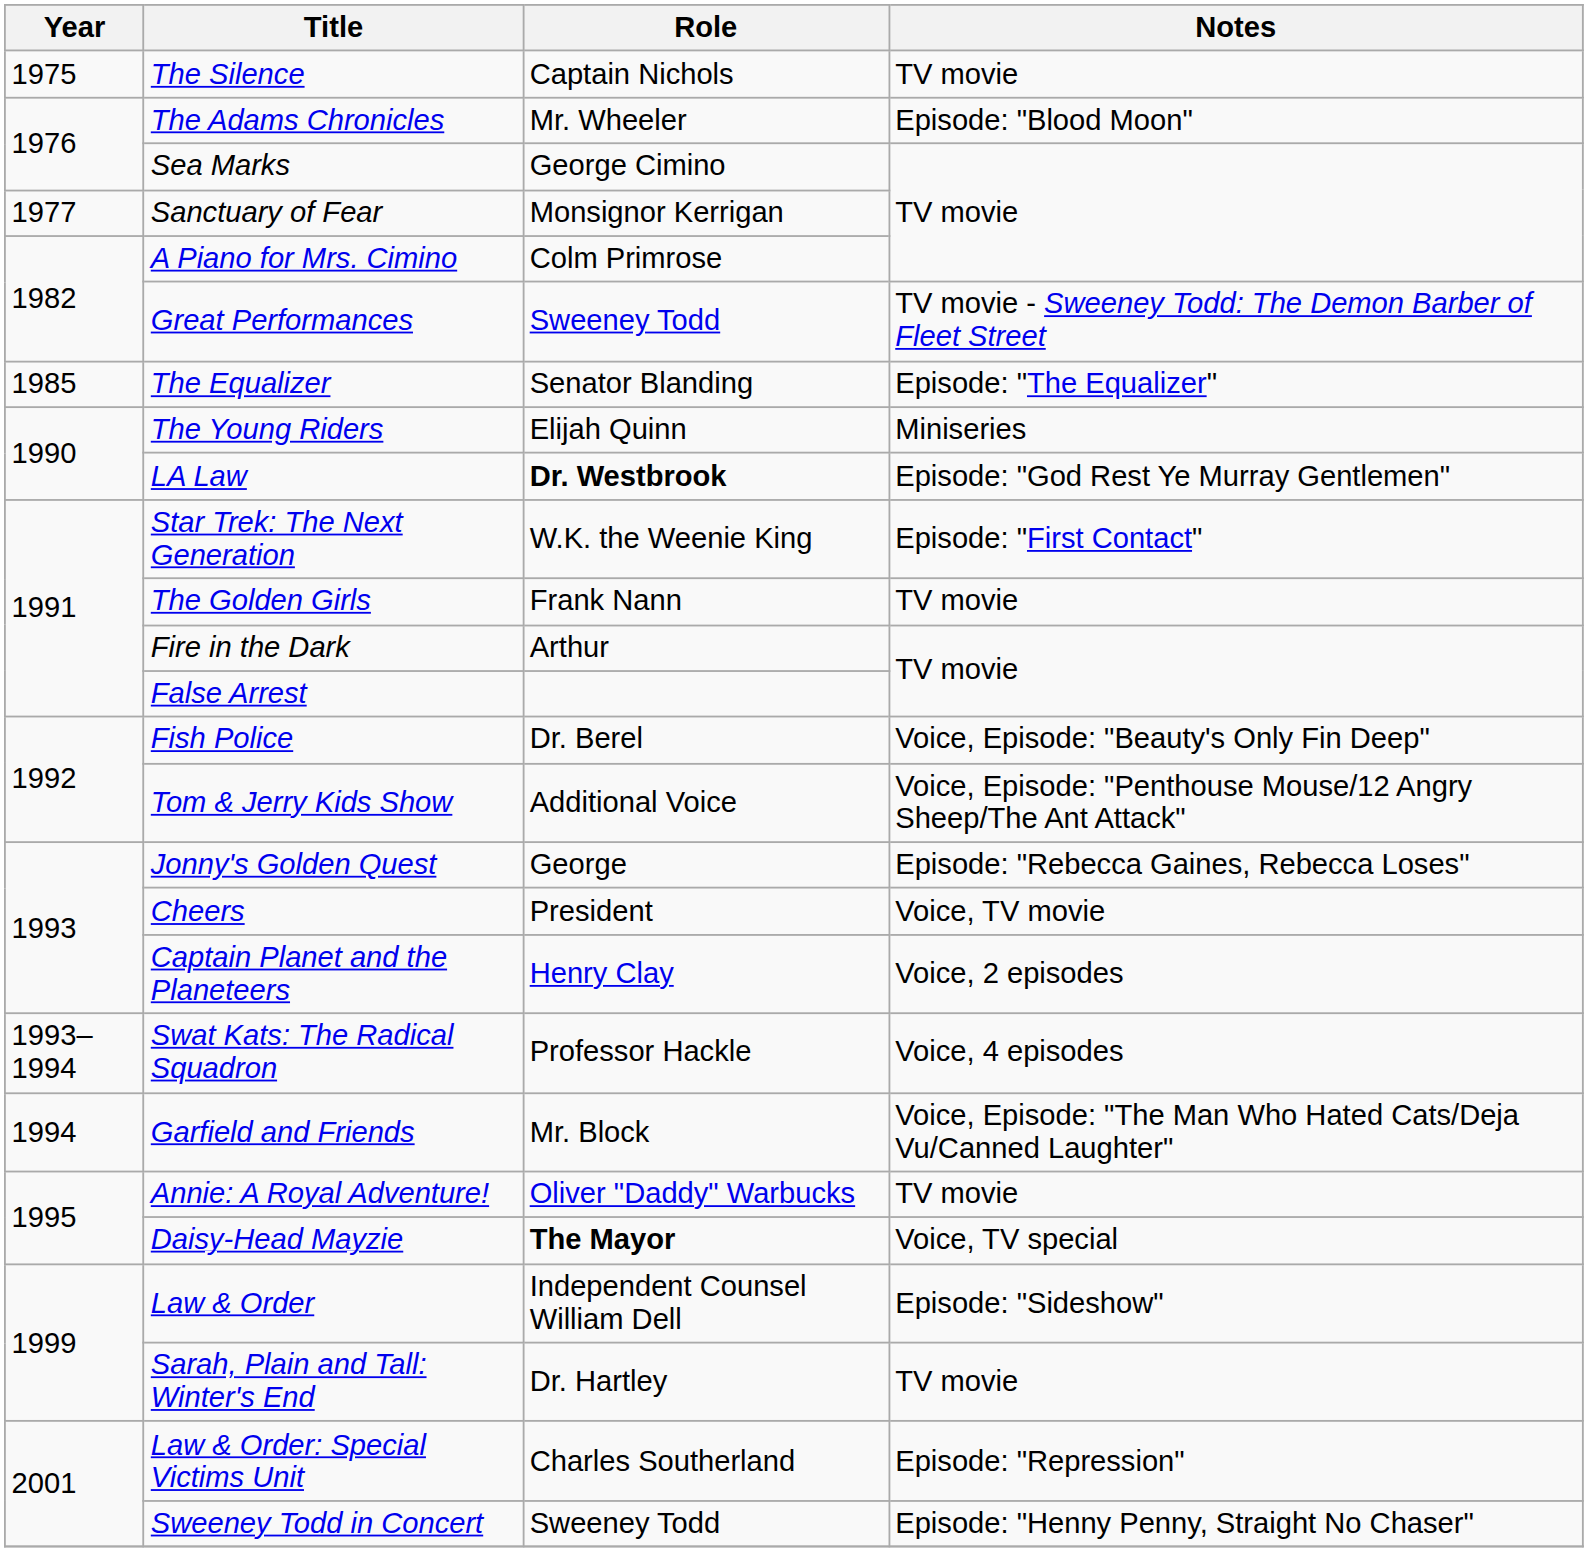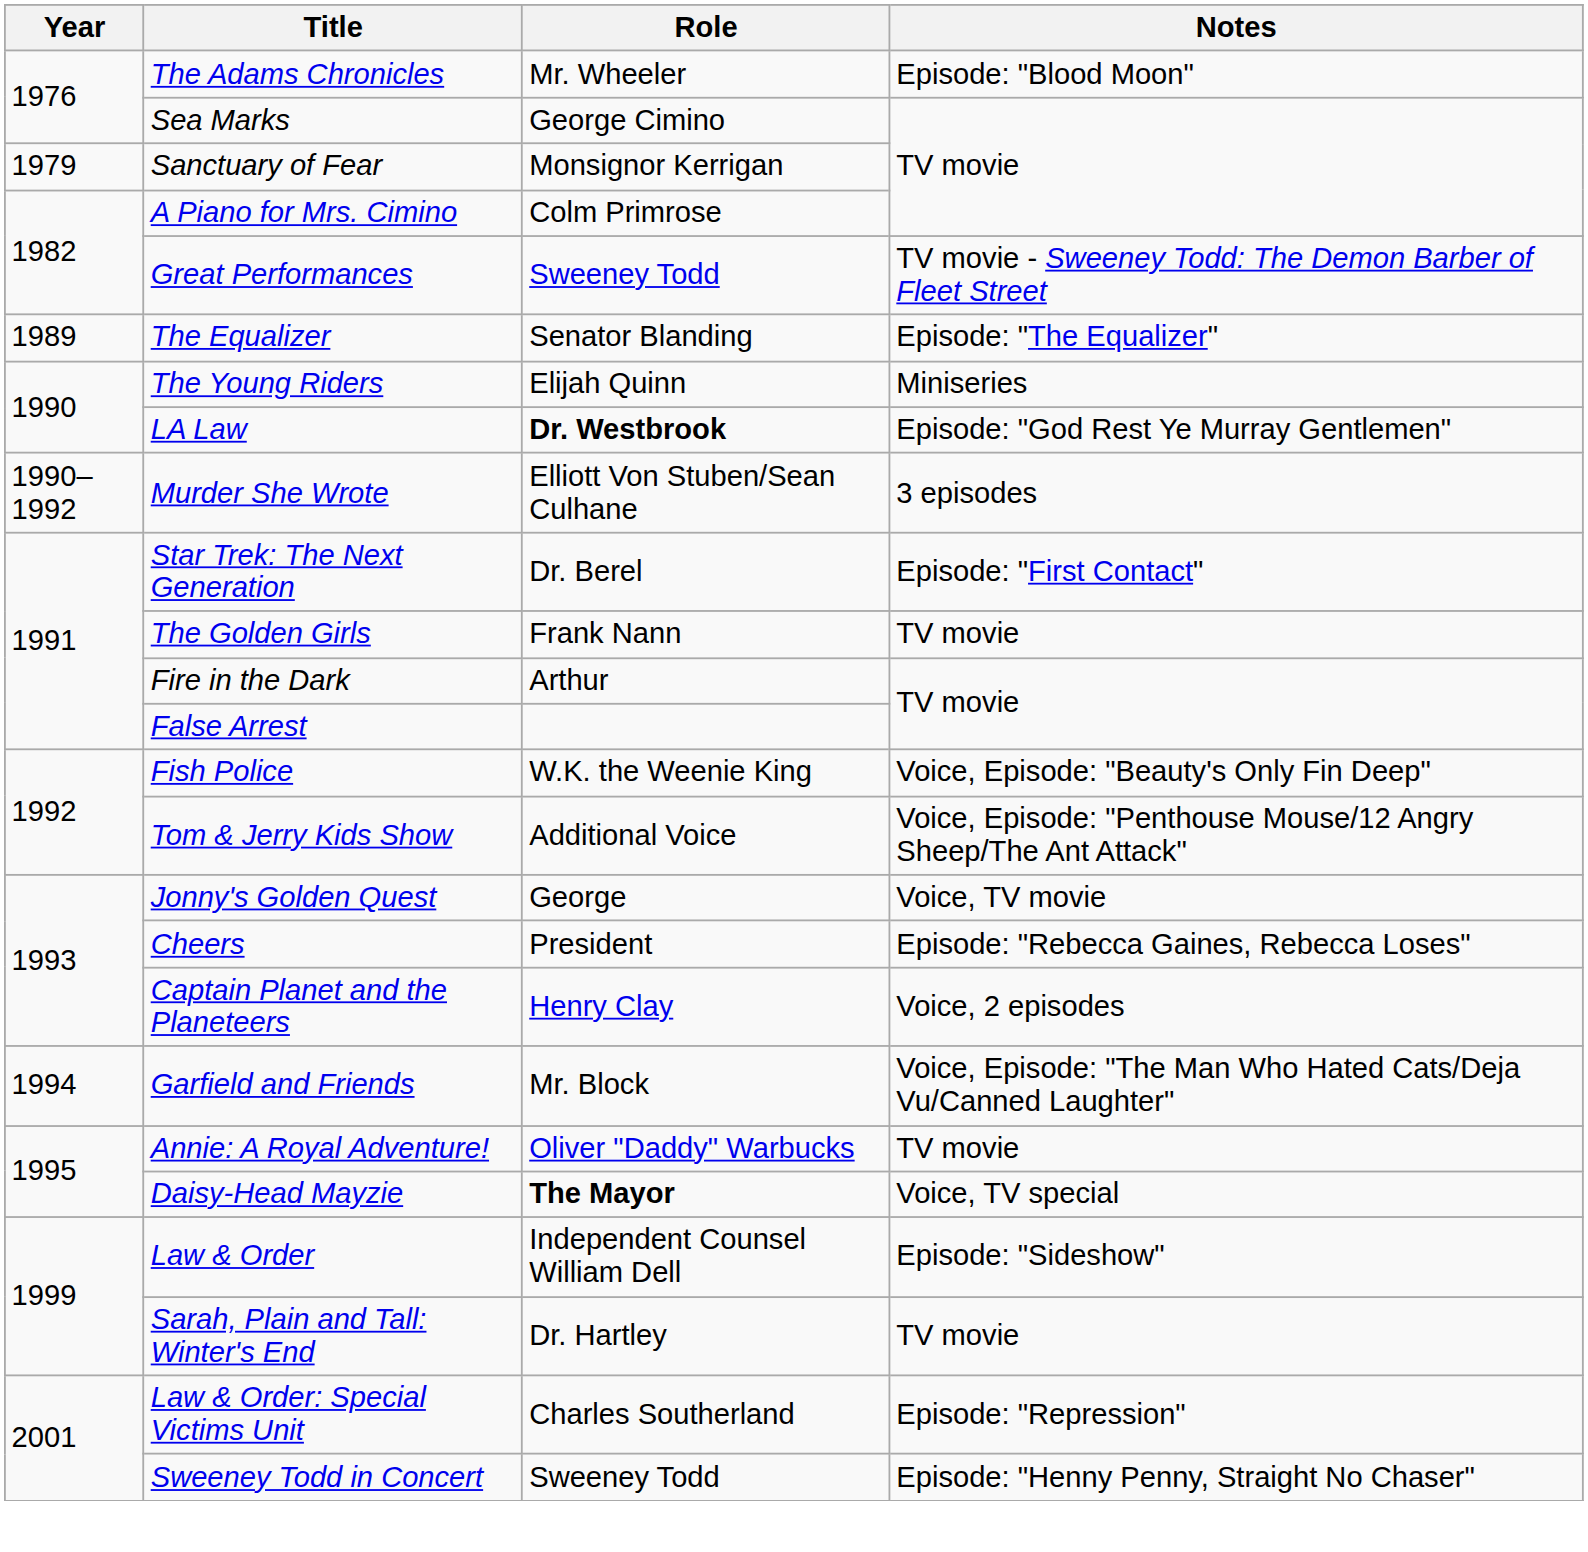- row: (228, 73)
(44, 212) 1977 -> (44, 166) 1979
(44, 383) 1985 -> (44, 337) 1989
+ row: (270, 492)
(671, 538) W.K. the Weenie King -> (586, 571) Dr. Berel
(586, 739) Dr. Berel -> (671, 772) W.K. the Weenie King
(1182, 864) Episode: "Rebecca Gaines, Rebecca Loses" -> (1001, 897) Voice, TV movie
(1000, 910) Voice, TV movie -> (1183, 943) Episode: "Rebecca Gaines, Rebecca Loses"
- row: (302, 1052)
